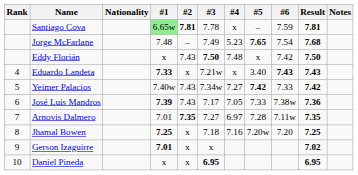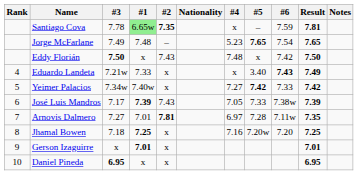columns swapped: (127, 12) <-> (211, 12)
(188, 27) 7.81 -> (167, 27) 7.35
(313, 42) 7.68 -> (313, 42) 7.65
(164, 72) bold -> (143, 72) normal
(313, 72) 7.43 -> (313, 72) 7.49
(188, 87) 7.43 -> (167, 87) x
(313, 102) 7.36 -> (313, 102) 7.39
(188, 117) 7.35 -> (167, 117) 7.81
(313, 147) 7.02 -> (313, 147) 7.01
